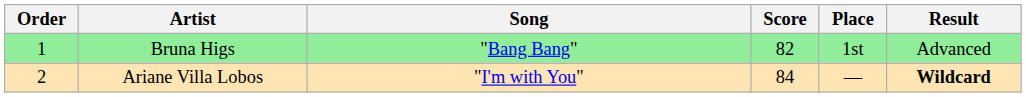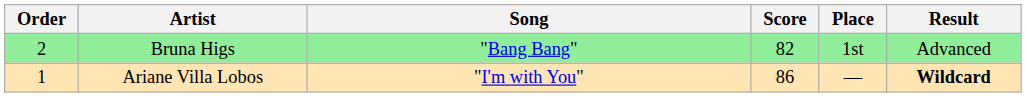(42, 48) 1 -> (42, 48) 2
(42, 77) 2 -> (42, 77) 1
(785, 77) 84 -> (785, 77) 86
